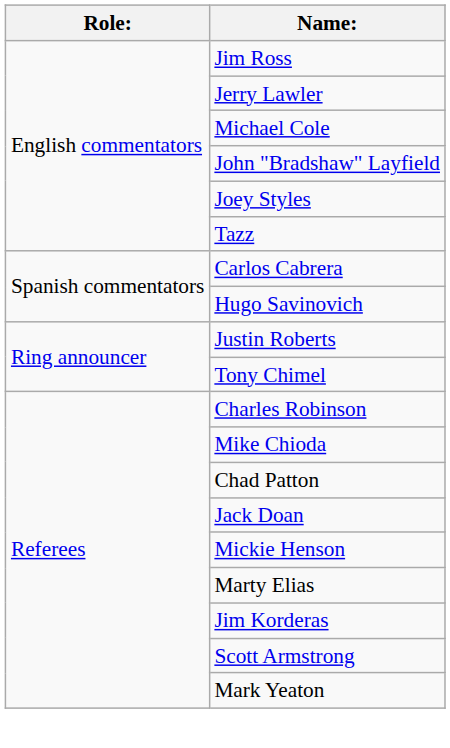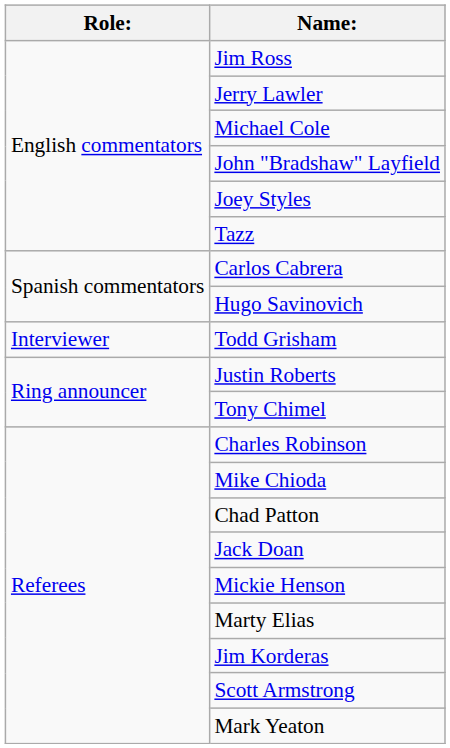+ row: (275, 339)
